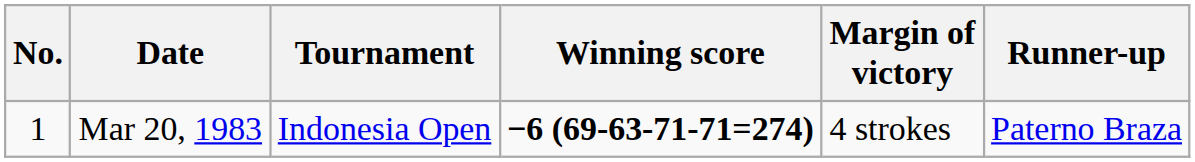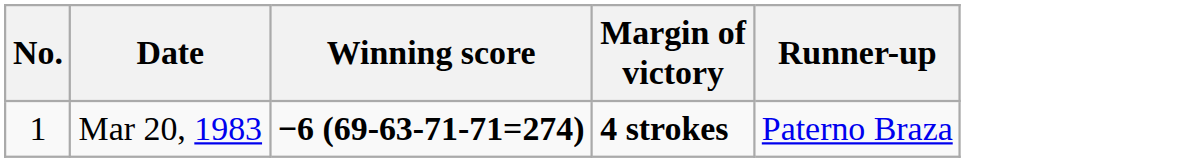- column: (385, 52)
(890, 128) normal -> (664, 128) bold
